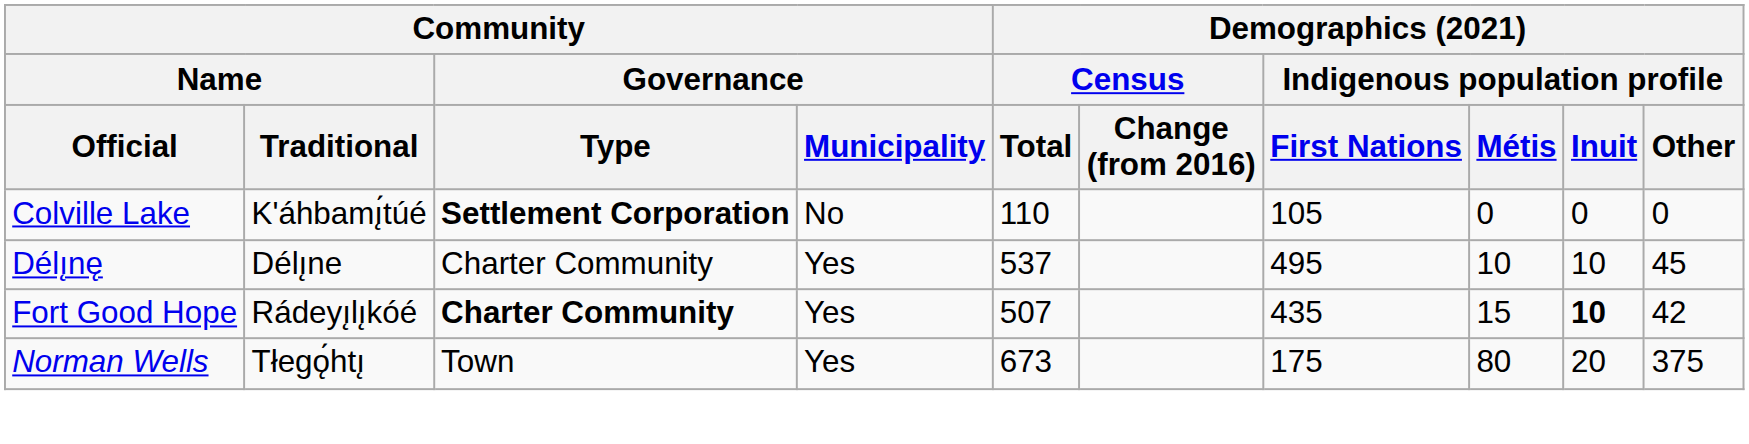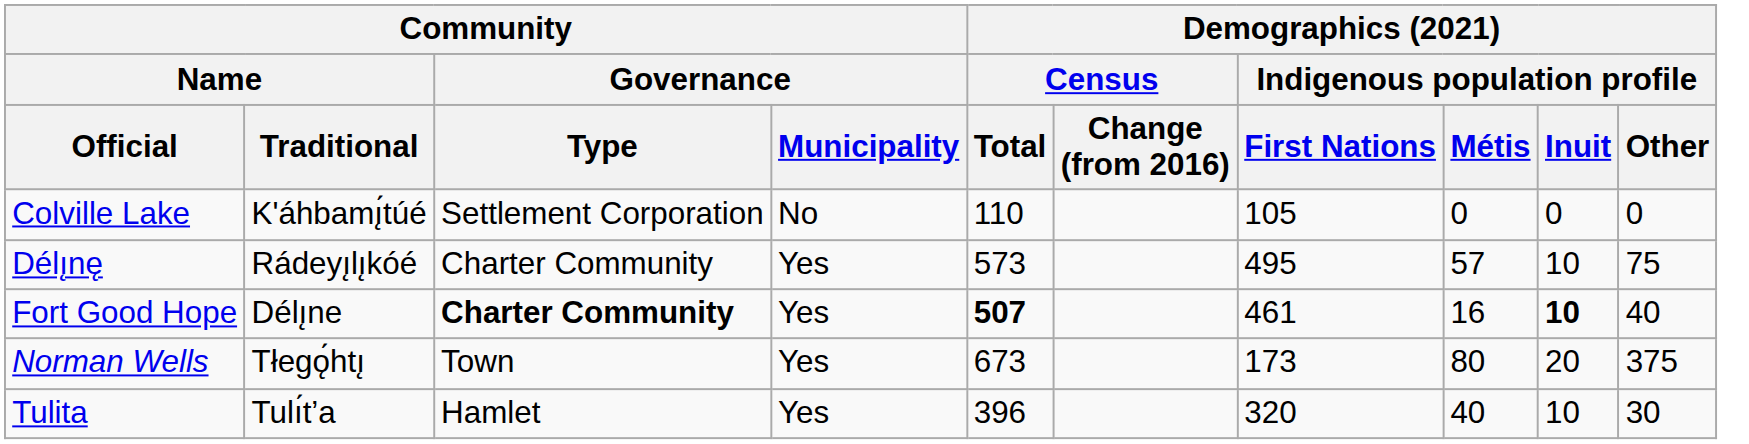(615, 213) bold -> (602, 213) normal
(297, 263) Délı̨ne -> (334, 263) Rádeyı̨lı̨kóé
(1026, 263) 537 -> (1000, 263) 573
(1494, 263) 10 -> (1468, 263) 57
(1669, 263) 45 -> (1643, 263) 75
(334, 313) Rádeyı̨lı̨kóé -> (297, 313) Délı̨ne
(1026, 313) normal -> (1000, 313) bold
(1296, 313) 435 -> (1270, 313) 461
(1494, 313) 15 -> (1468, 313) 16
(1669, 313) 42 -> (1643, 313) 40
(1296, 363) 175 -> (1270, 363) 173
+ row: (50, 412)
